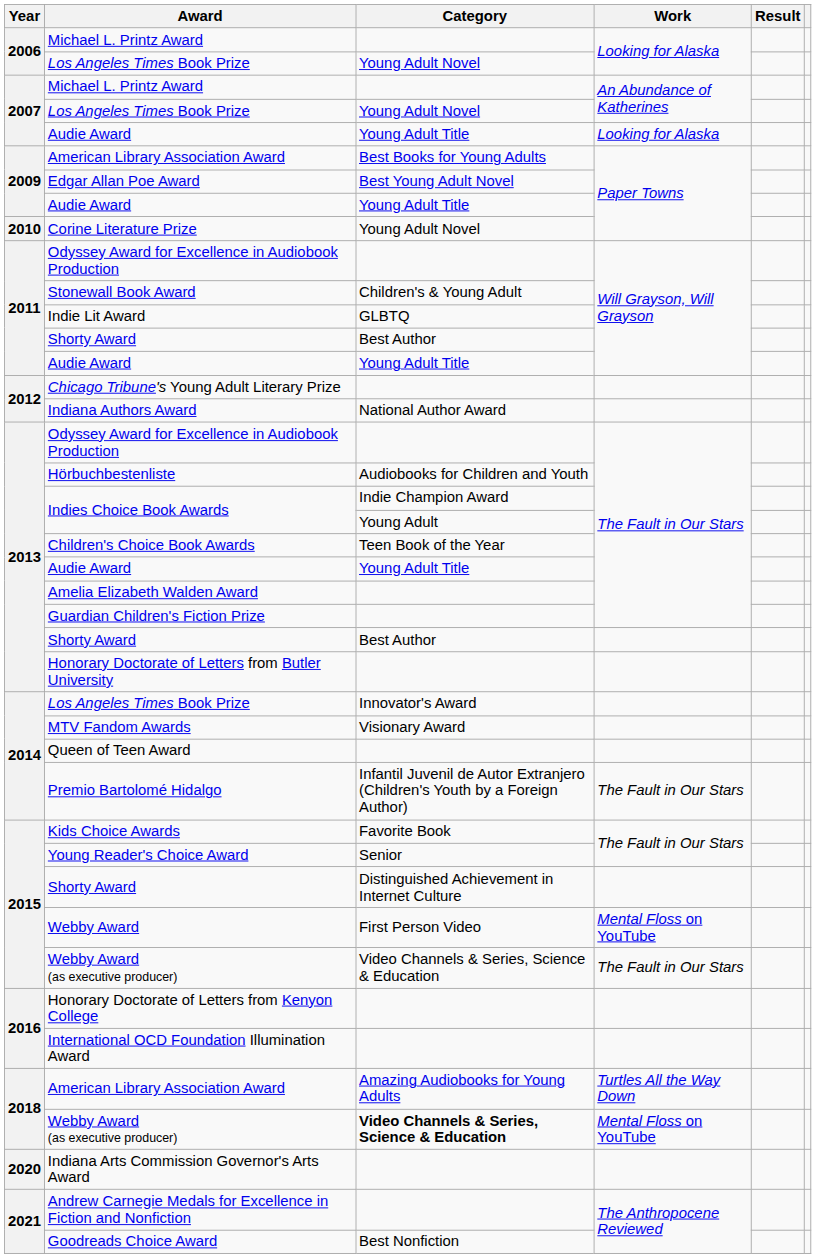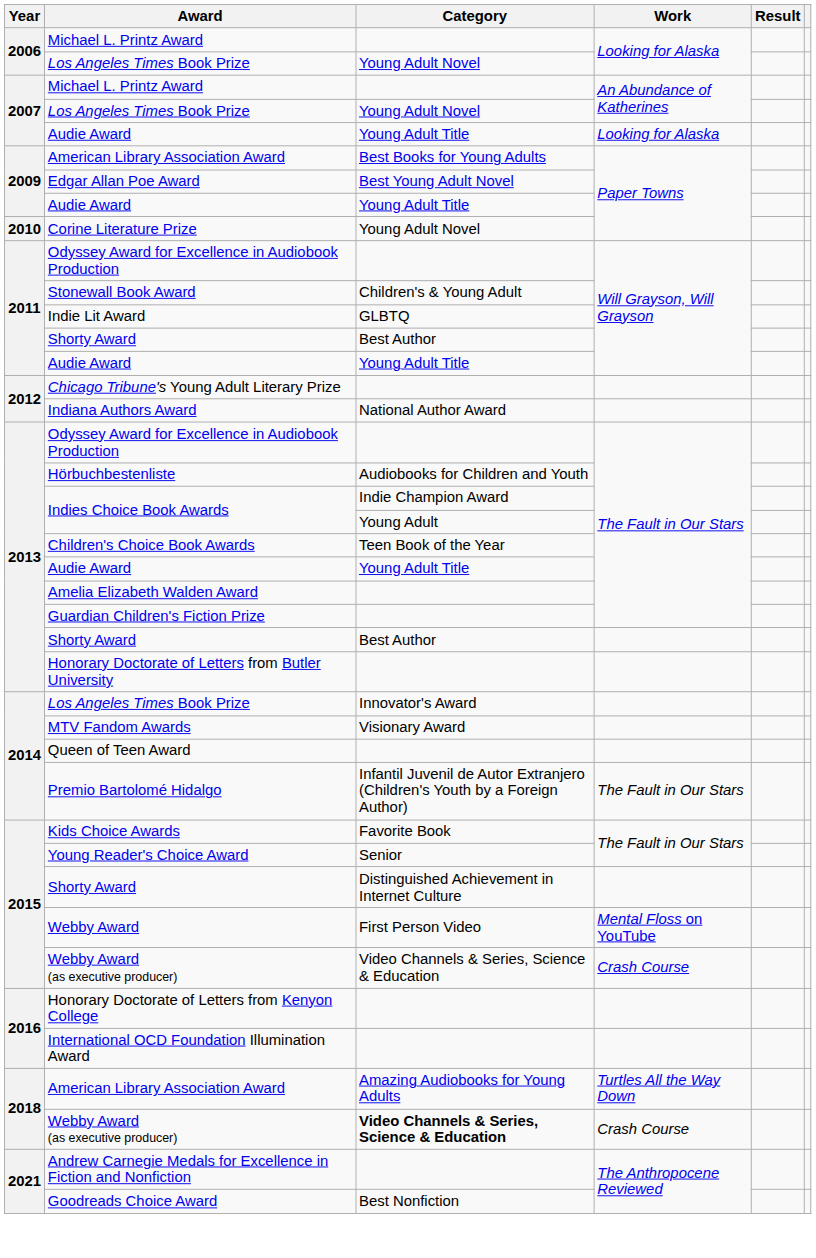(670, 967) The Fault in Our Stars -> (643, 967) Crash Course
(650, 1129) Mental Floss on YouTube -> (643, 1129) Crash Course
- row: (24, 1169)
